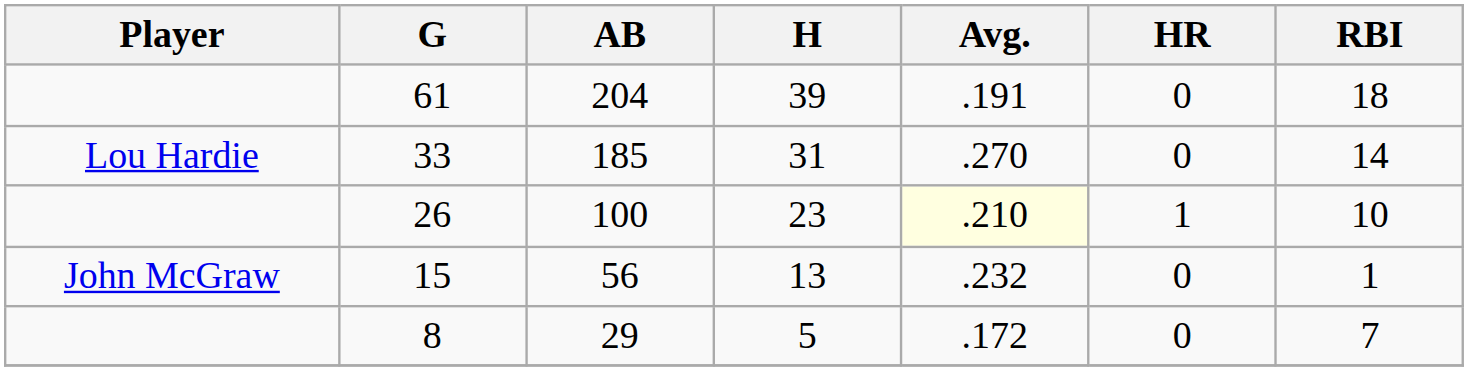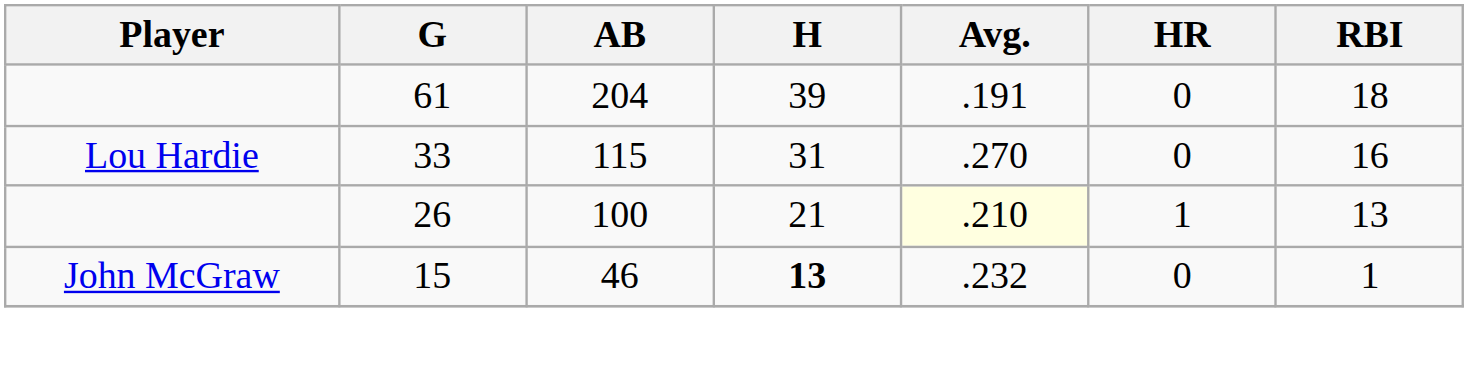(620, 154) 185 -> (620, 154) 115
(1370, 154) 14 -> (1370, 154) 16
(807, 214) 23 -> (807, 214) 21
(1370, 214) 10 -> (1370, 214) 13
(620, 275) 56 -> (620, 275) 46
(807, 275) normal -> (807, 275) bold
- row: (432, 335)
